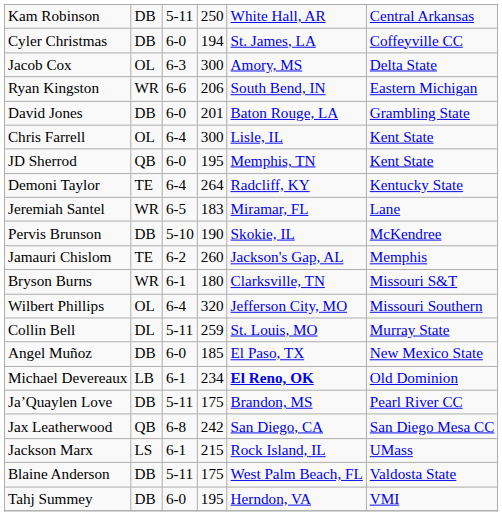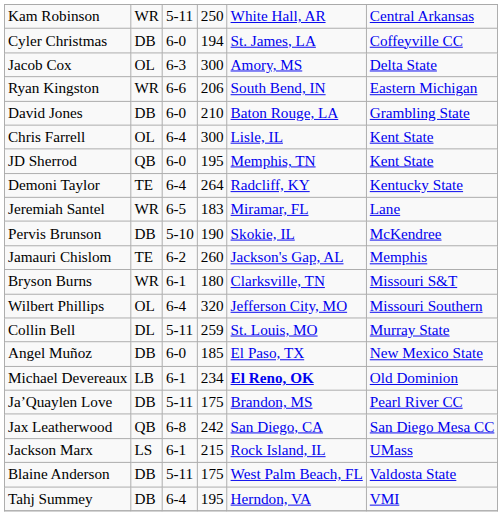(145, 16) DB -> (147, 16) WR
(212, 112) 201 -> (212, 112) 210
(176, 498) 6-0 -> (176, 498) 6-4
